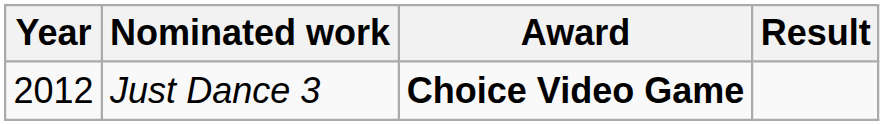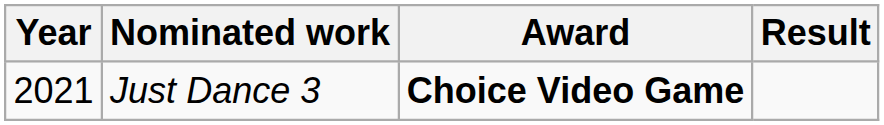(53, 90) 2012 -> (53, 90) 2021
